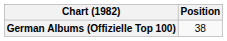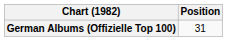(200, 28) 38 -> (200, 28) 31
